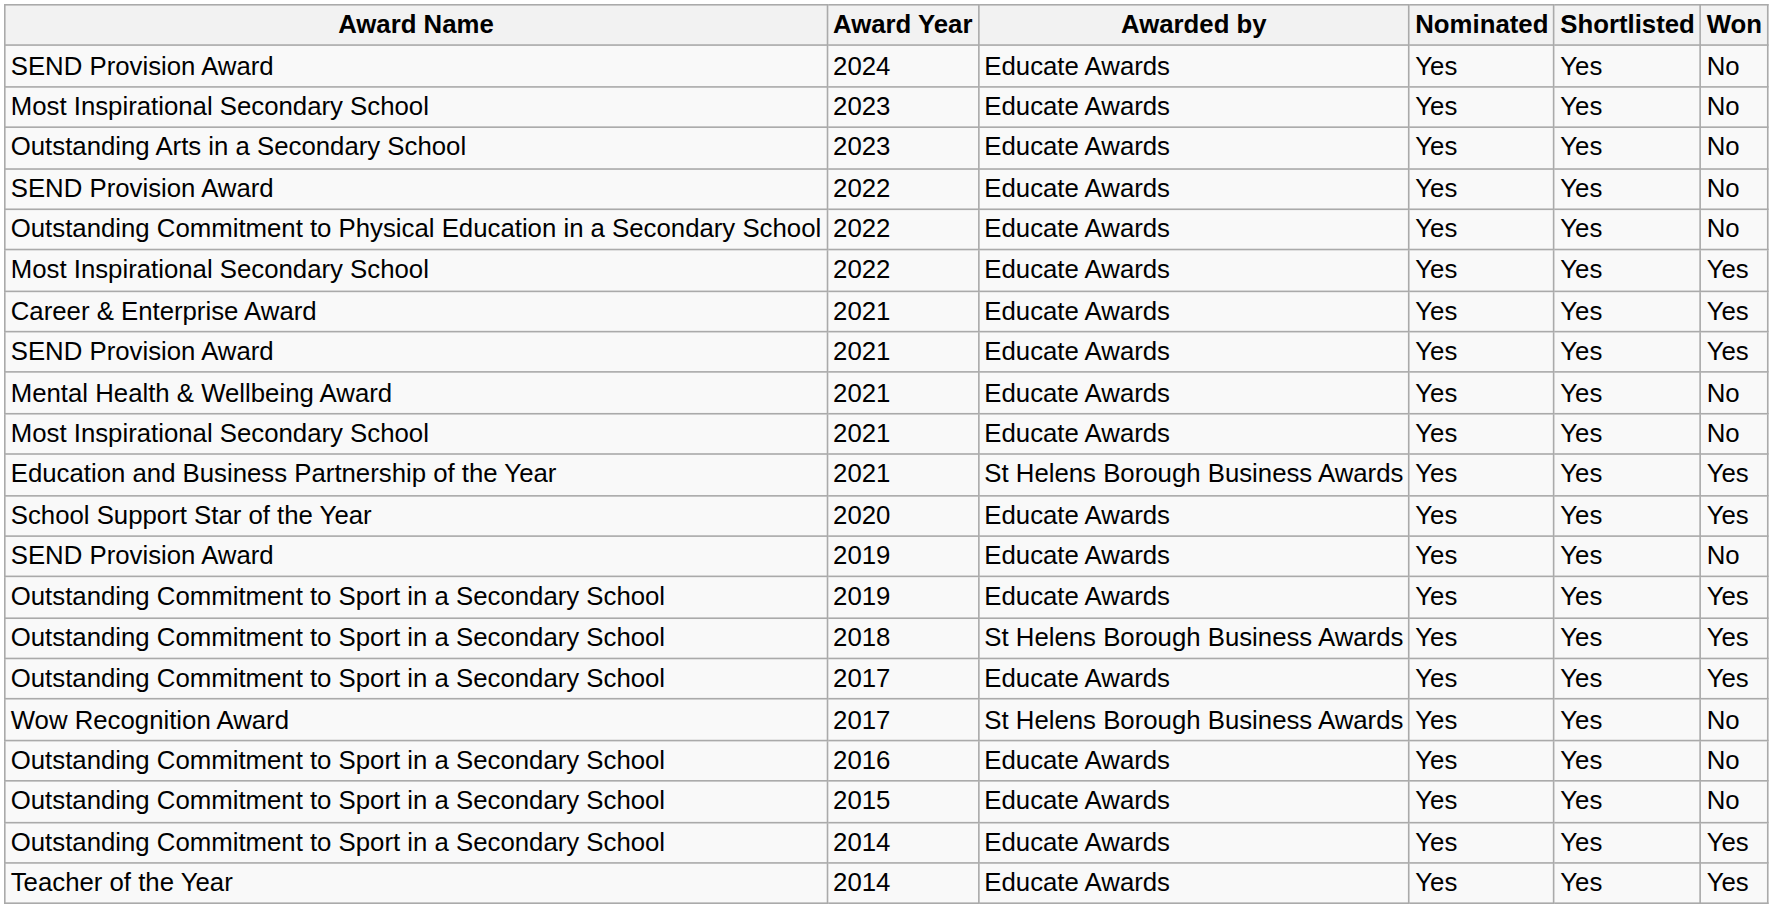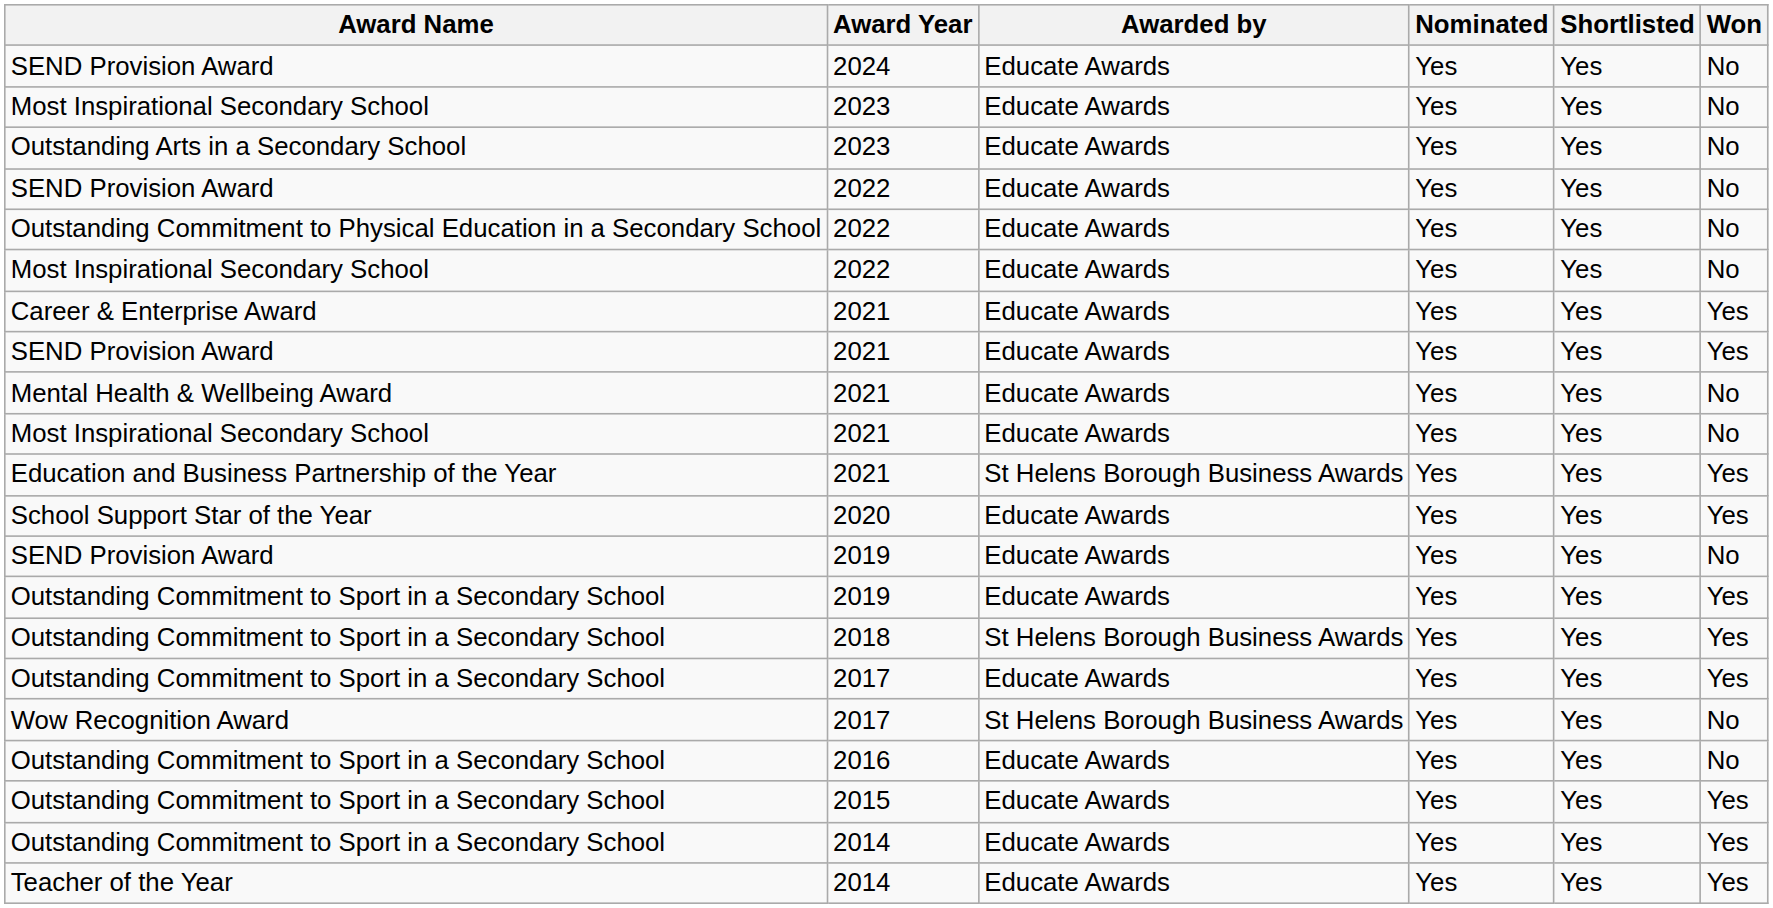(1728, 270) Yes -> (1723, 270) No
(1723, 801) No -> (1728, 801) Yes
